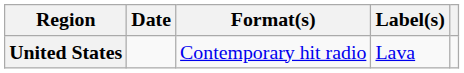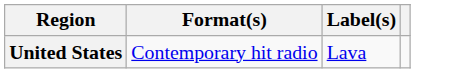- column: (151, 20)
